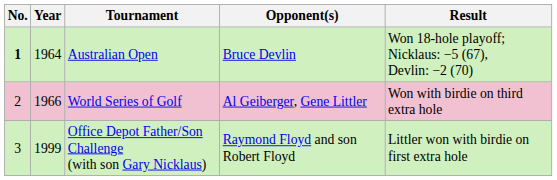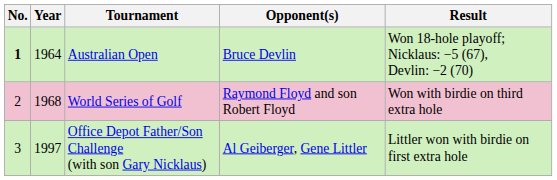(48, 101) 1966 -> (48, 101) 1968
(295, 101) Al Geiberger, Gene Littler -> (290, 101) Raymond Floyd and son Robert Floyd
(48, 148) 1999 -> (48, 148) 1997
(290, 148) Raymond Floyd and son Robert Floyd -> (295, 148) Al Geiberger, Gene Littler
